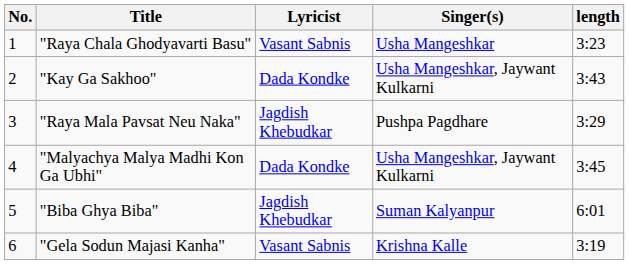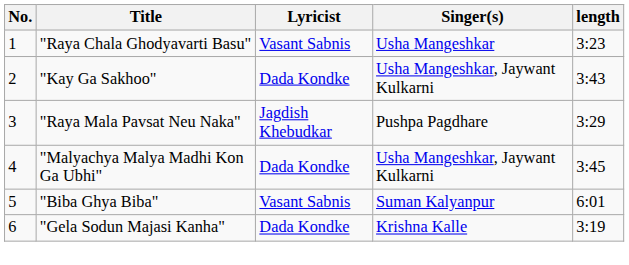(296, 211) Jagdish Khebudkar -> (305, 201) Vasant Sabnis
(305, 246) Vasant Sabnis -> (304, 227) Dada Kondke
